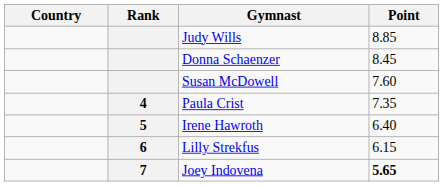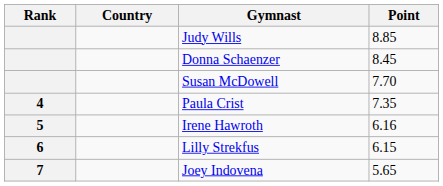columns swapped: (143, 15) <-> (56, 15)
(384, 81) 7.60 -> (384, 81) 7.70
(384, 125) 6.40 -> (384, 125) 6.16
(384, 170) bold -> (384, 170) normal
